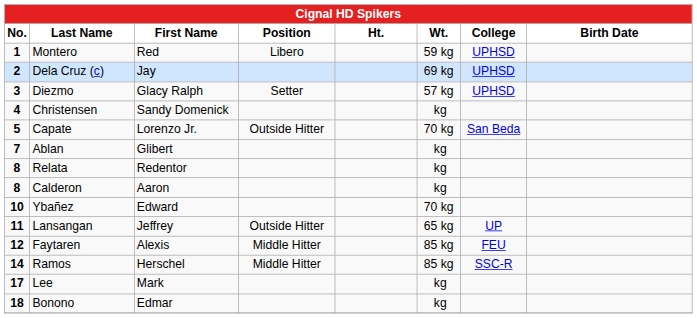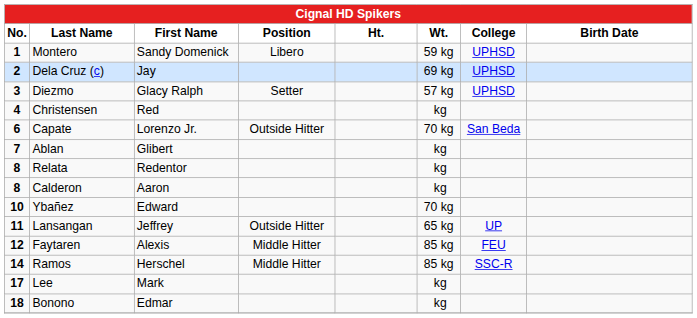(148, 52) Red -> (183, 52) Sandy Domenick
(183, 110) Sandy Domenick -> (148, 110) Red
(17, 129) 5 -> (17, 129) 6
